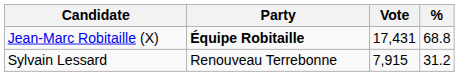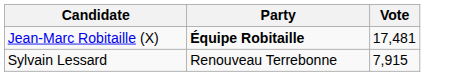- column: (437, 15)
(394, 37) 17,431 -> (394, 37) 17,481
